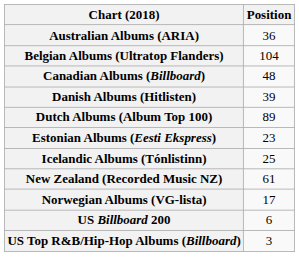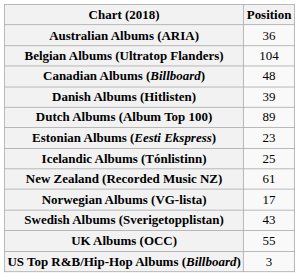+ row: (124, 220)
+ row: (124, 240)
- row: (124, 220)
